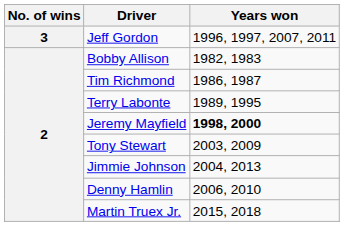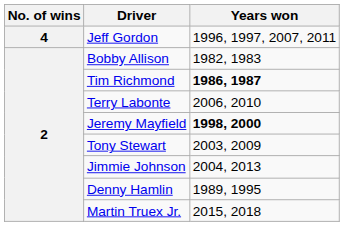(44, 37) 3 -> (44, 37) 4
(227, 80) normal -> (227, 80) bold
(227, 102) 1989, 1995 -> (227, 102) 2006, 2010
(227, 189) 2006, 2010 -> (227, 189) 1989, 1995
